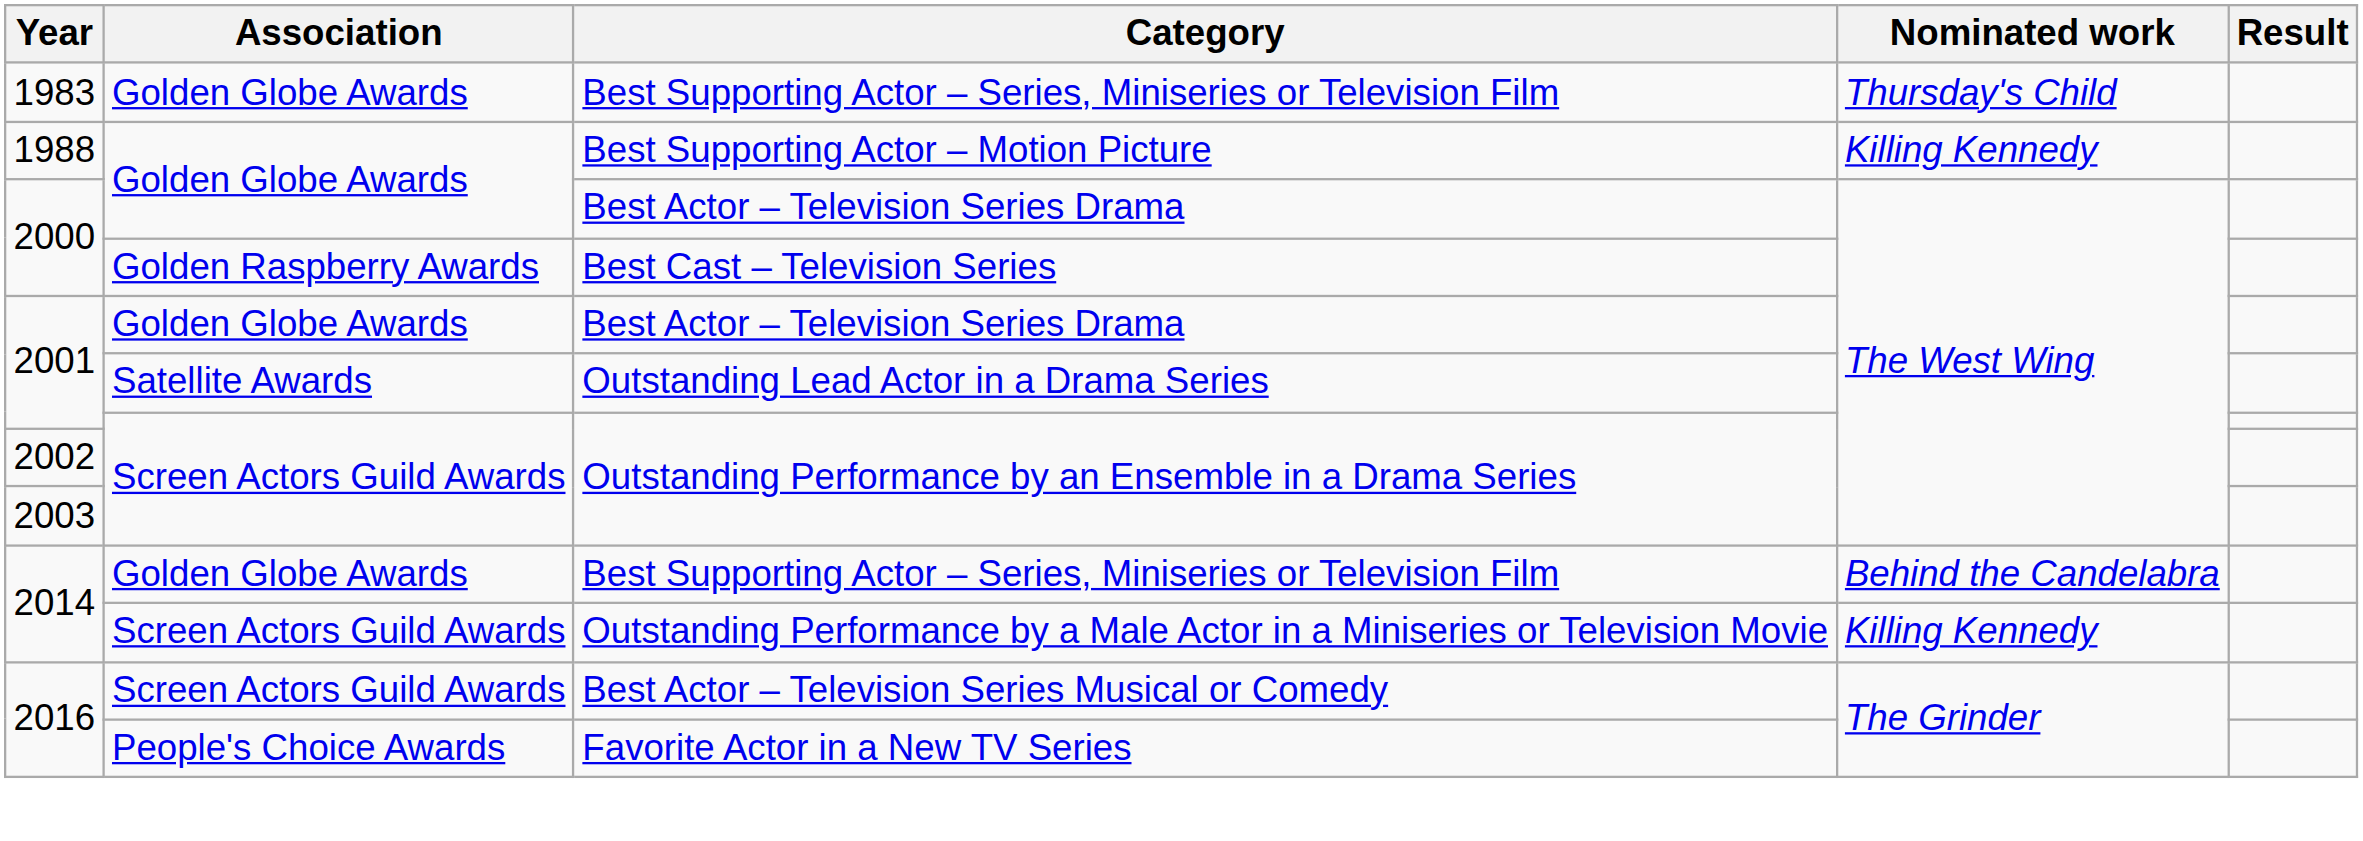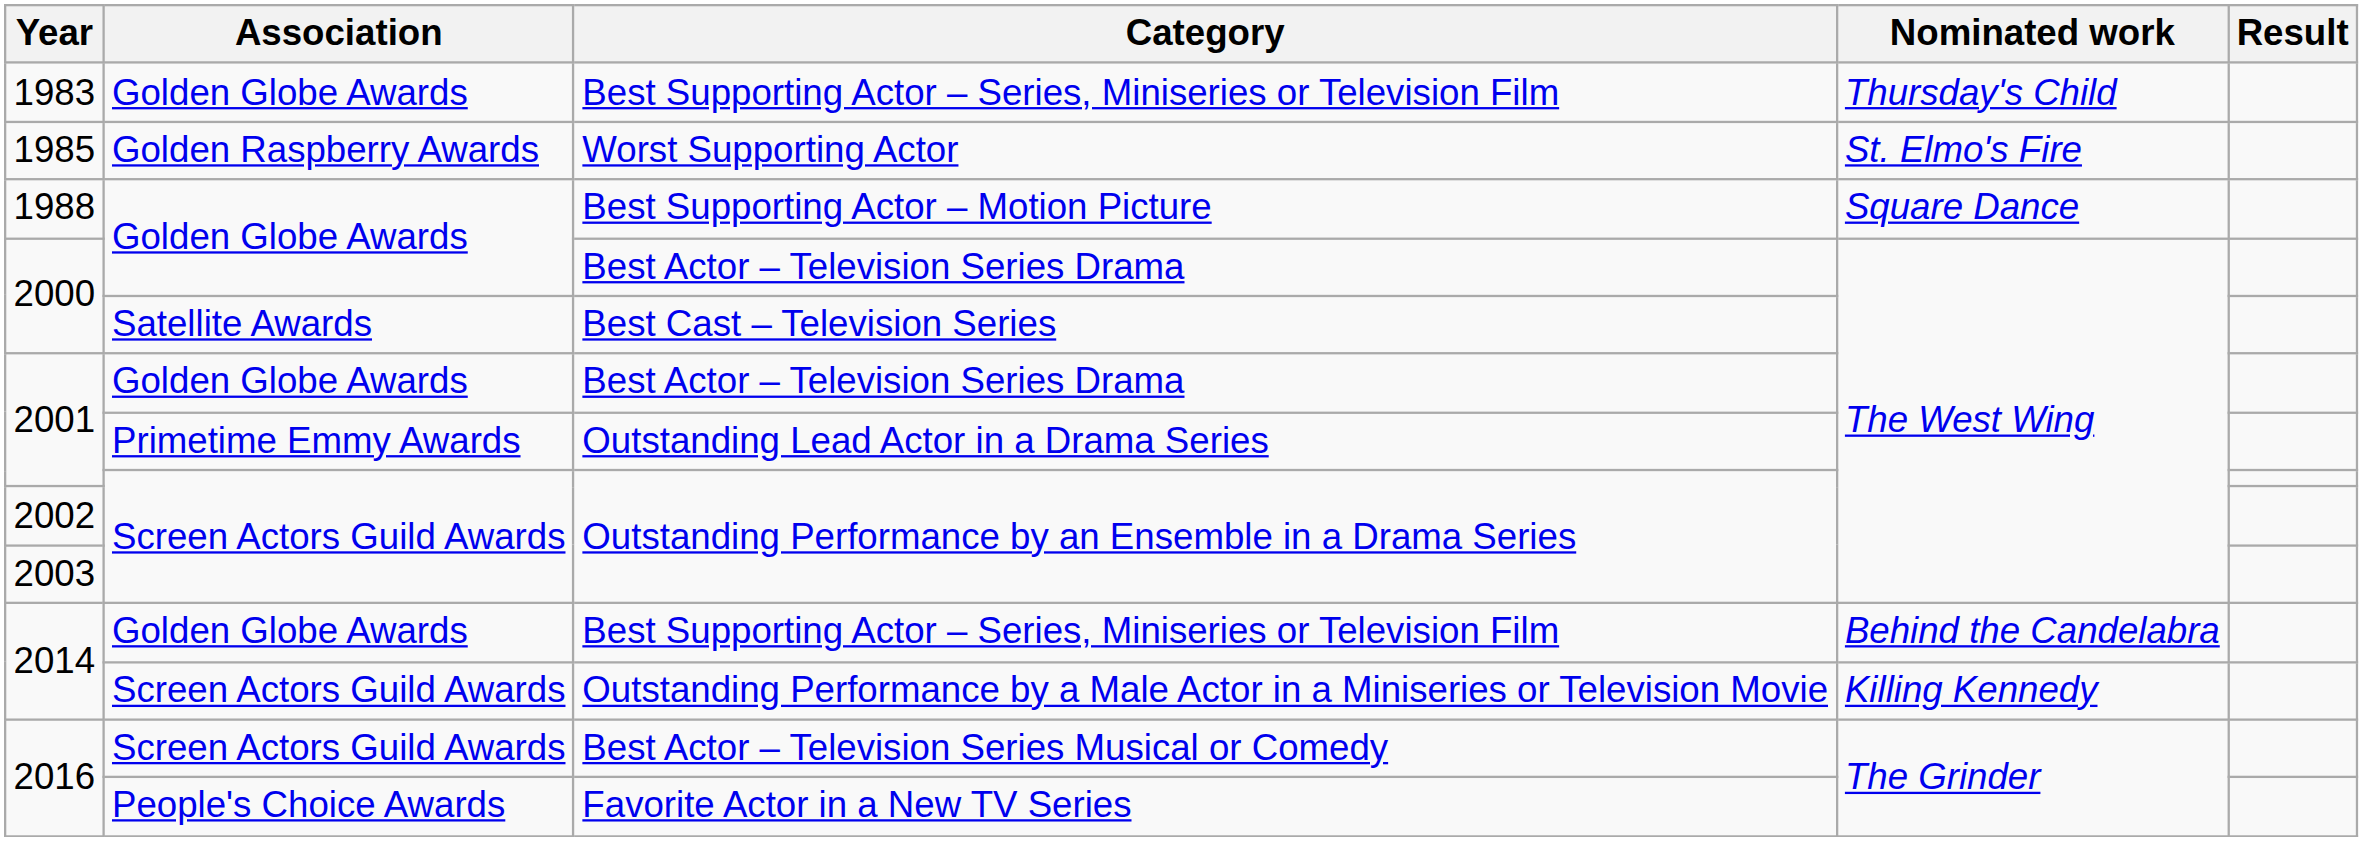+ row: (54, 149)
(1971, 149) Killing Kennedy -> (1962, 207) Square Dance
(325, 265) Golden Raspberry Awards -> (242, 324) Satellite Awards
(242, 382) Satellite Awards -> (316, 440) Primetime Emmy Awards
